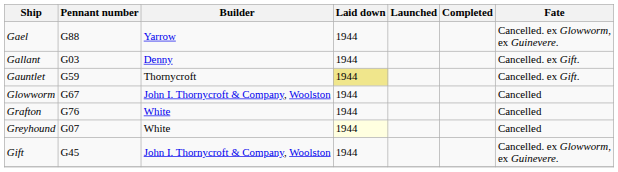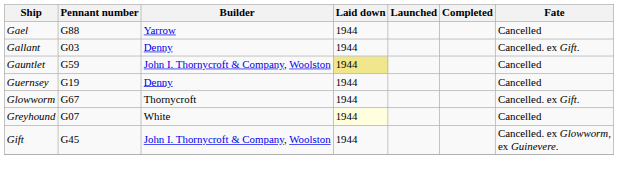(554, 36) Cancelled. ex Glowworm, ex Guinevere. -> (520, 30) Cancelled
(170, 77) Thornycroft -> (237, 64) John I. Thornycroft & Company, Woolston
(539, 77) Cancelled. ex Gift. -> (520, 64) Cancelled
+ row: (28, 82)
(237, 94) John I. Thornycroft & Company, Woolston -> (170, 99) Thornycroft
(520, 94) Cancelled -> (539, 99) Cancelled. ex Gift.
- row: (24, 111)
